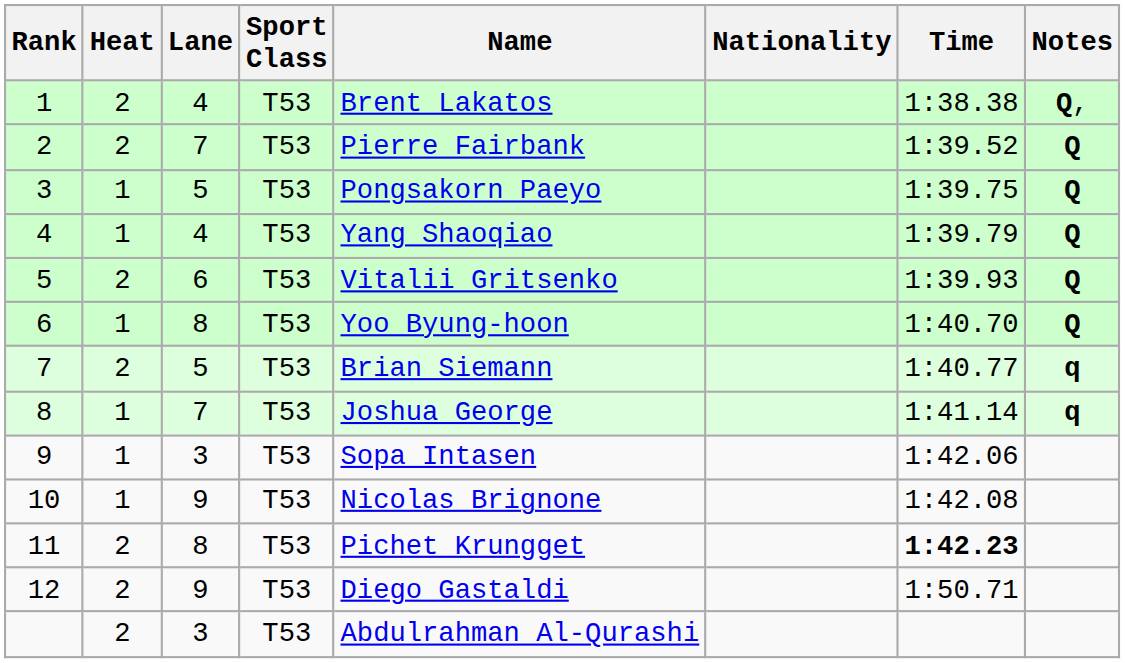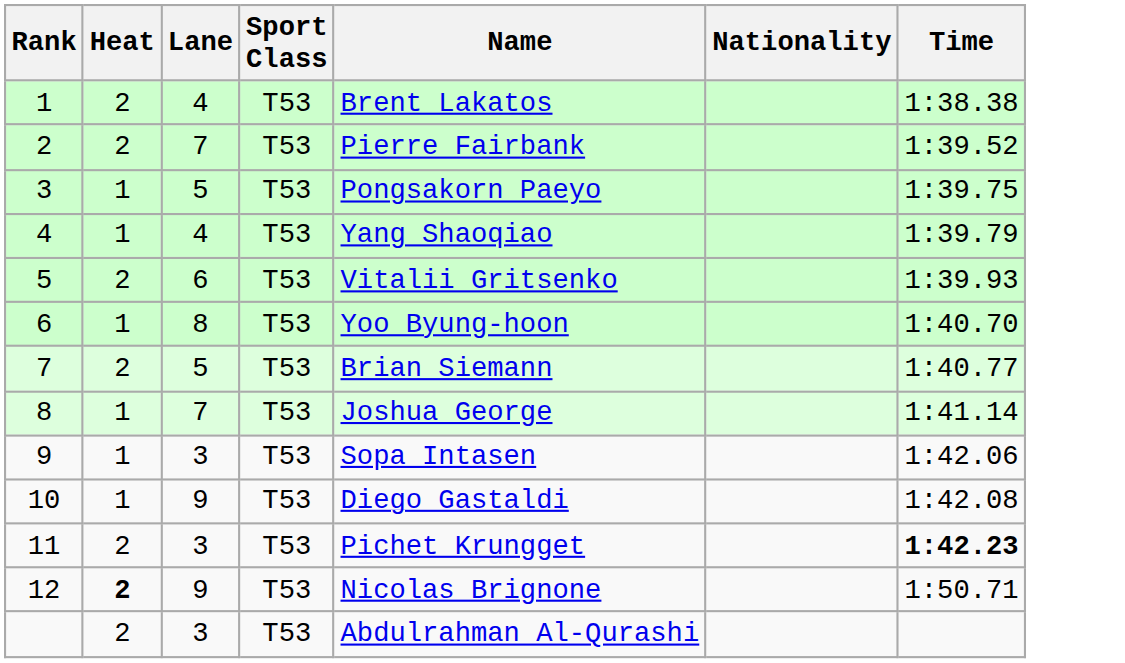- column: (1072, 43)
(471, 501) Nicolas Brignone -> (455, 501) Diego Gastaldi
(200, 546) 8 -> (200, 546) 3
(122, 590) normal -> (122, 590) bold
(455, 590) Diego Gastaldi -> (471, 590) Nicolas Brignone
